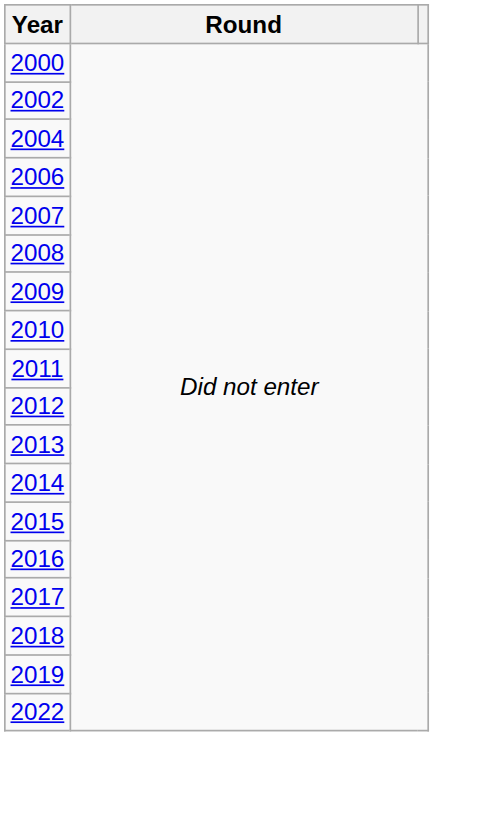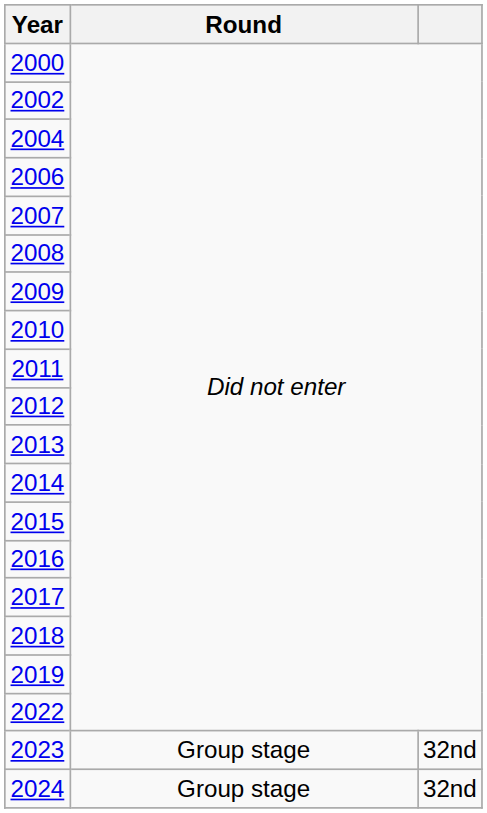+ row: (37, 751)
+ row: (37, 789)
